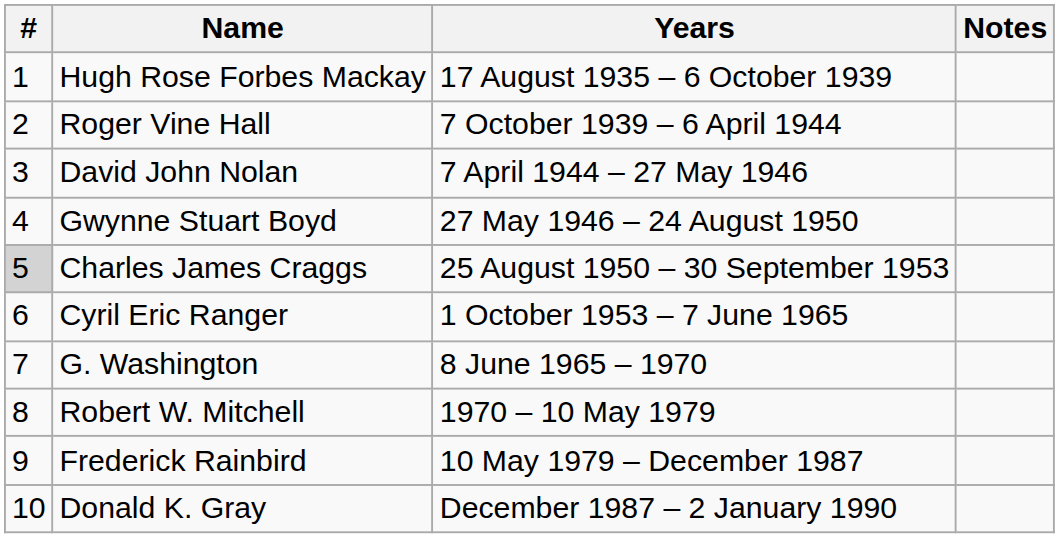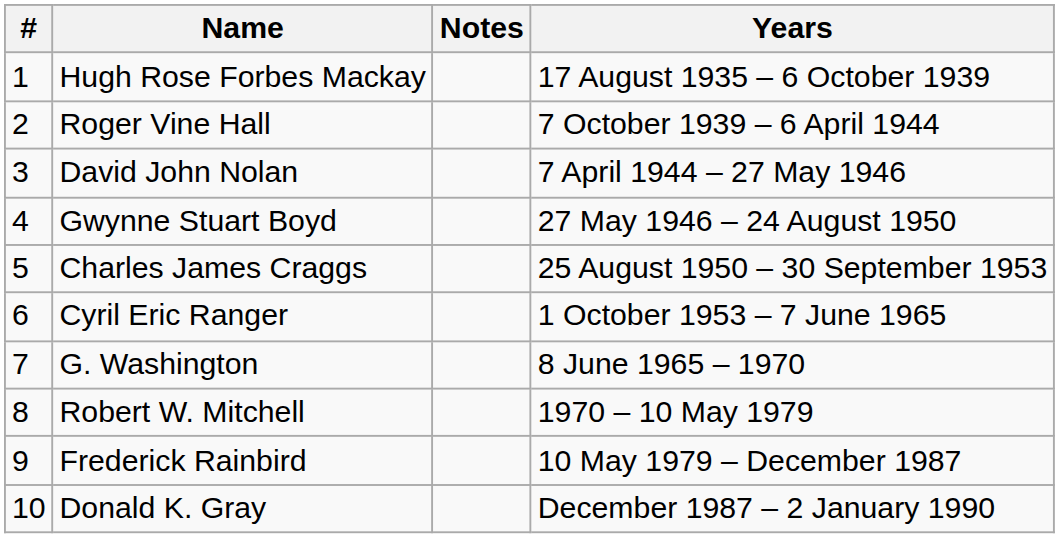columns swapped: (695, 28) <-> (1005, 28)
(20, 268) lightgrey background -> (20, 268) no background
